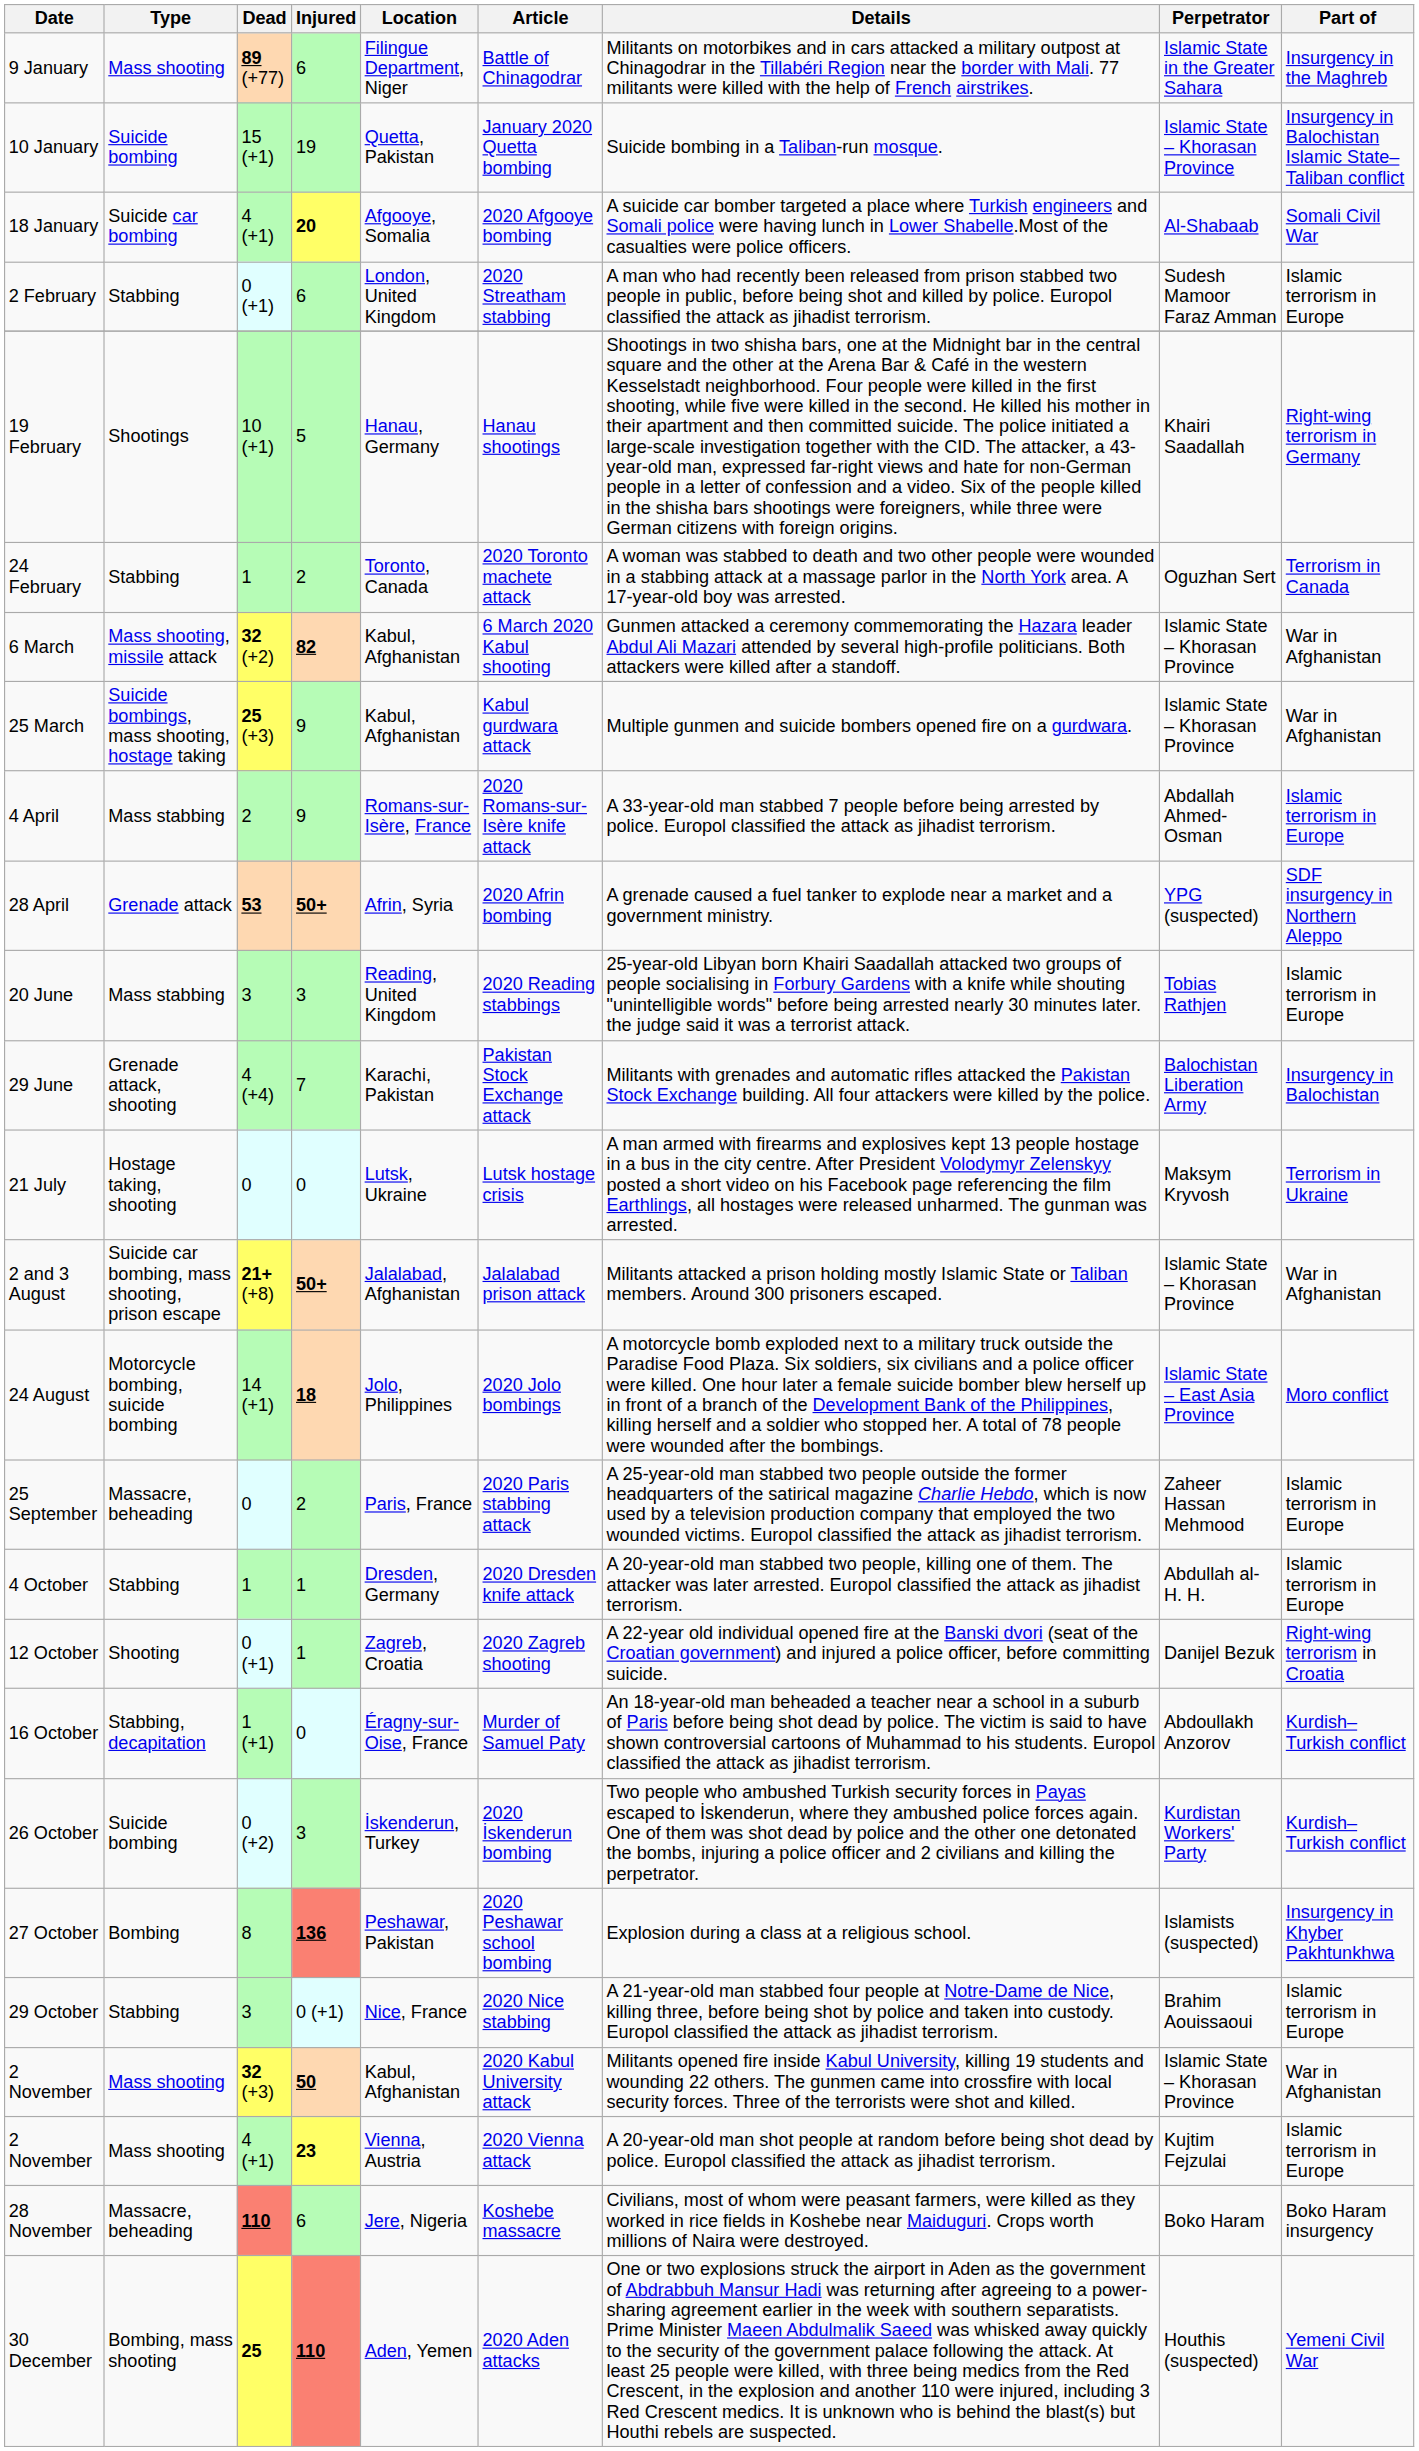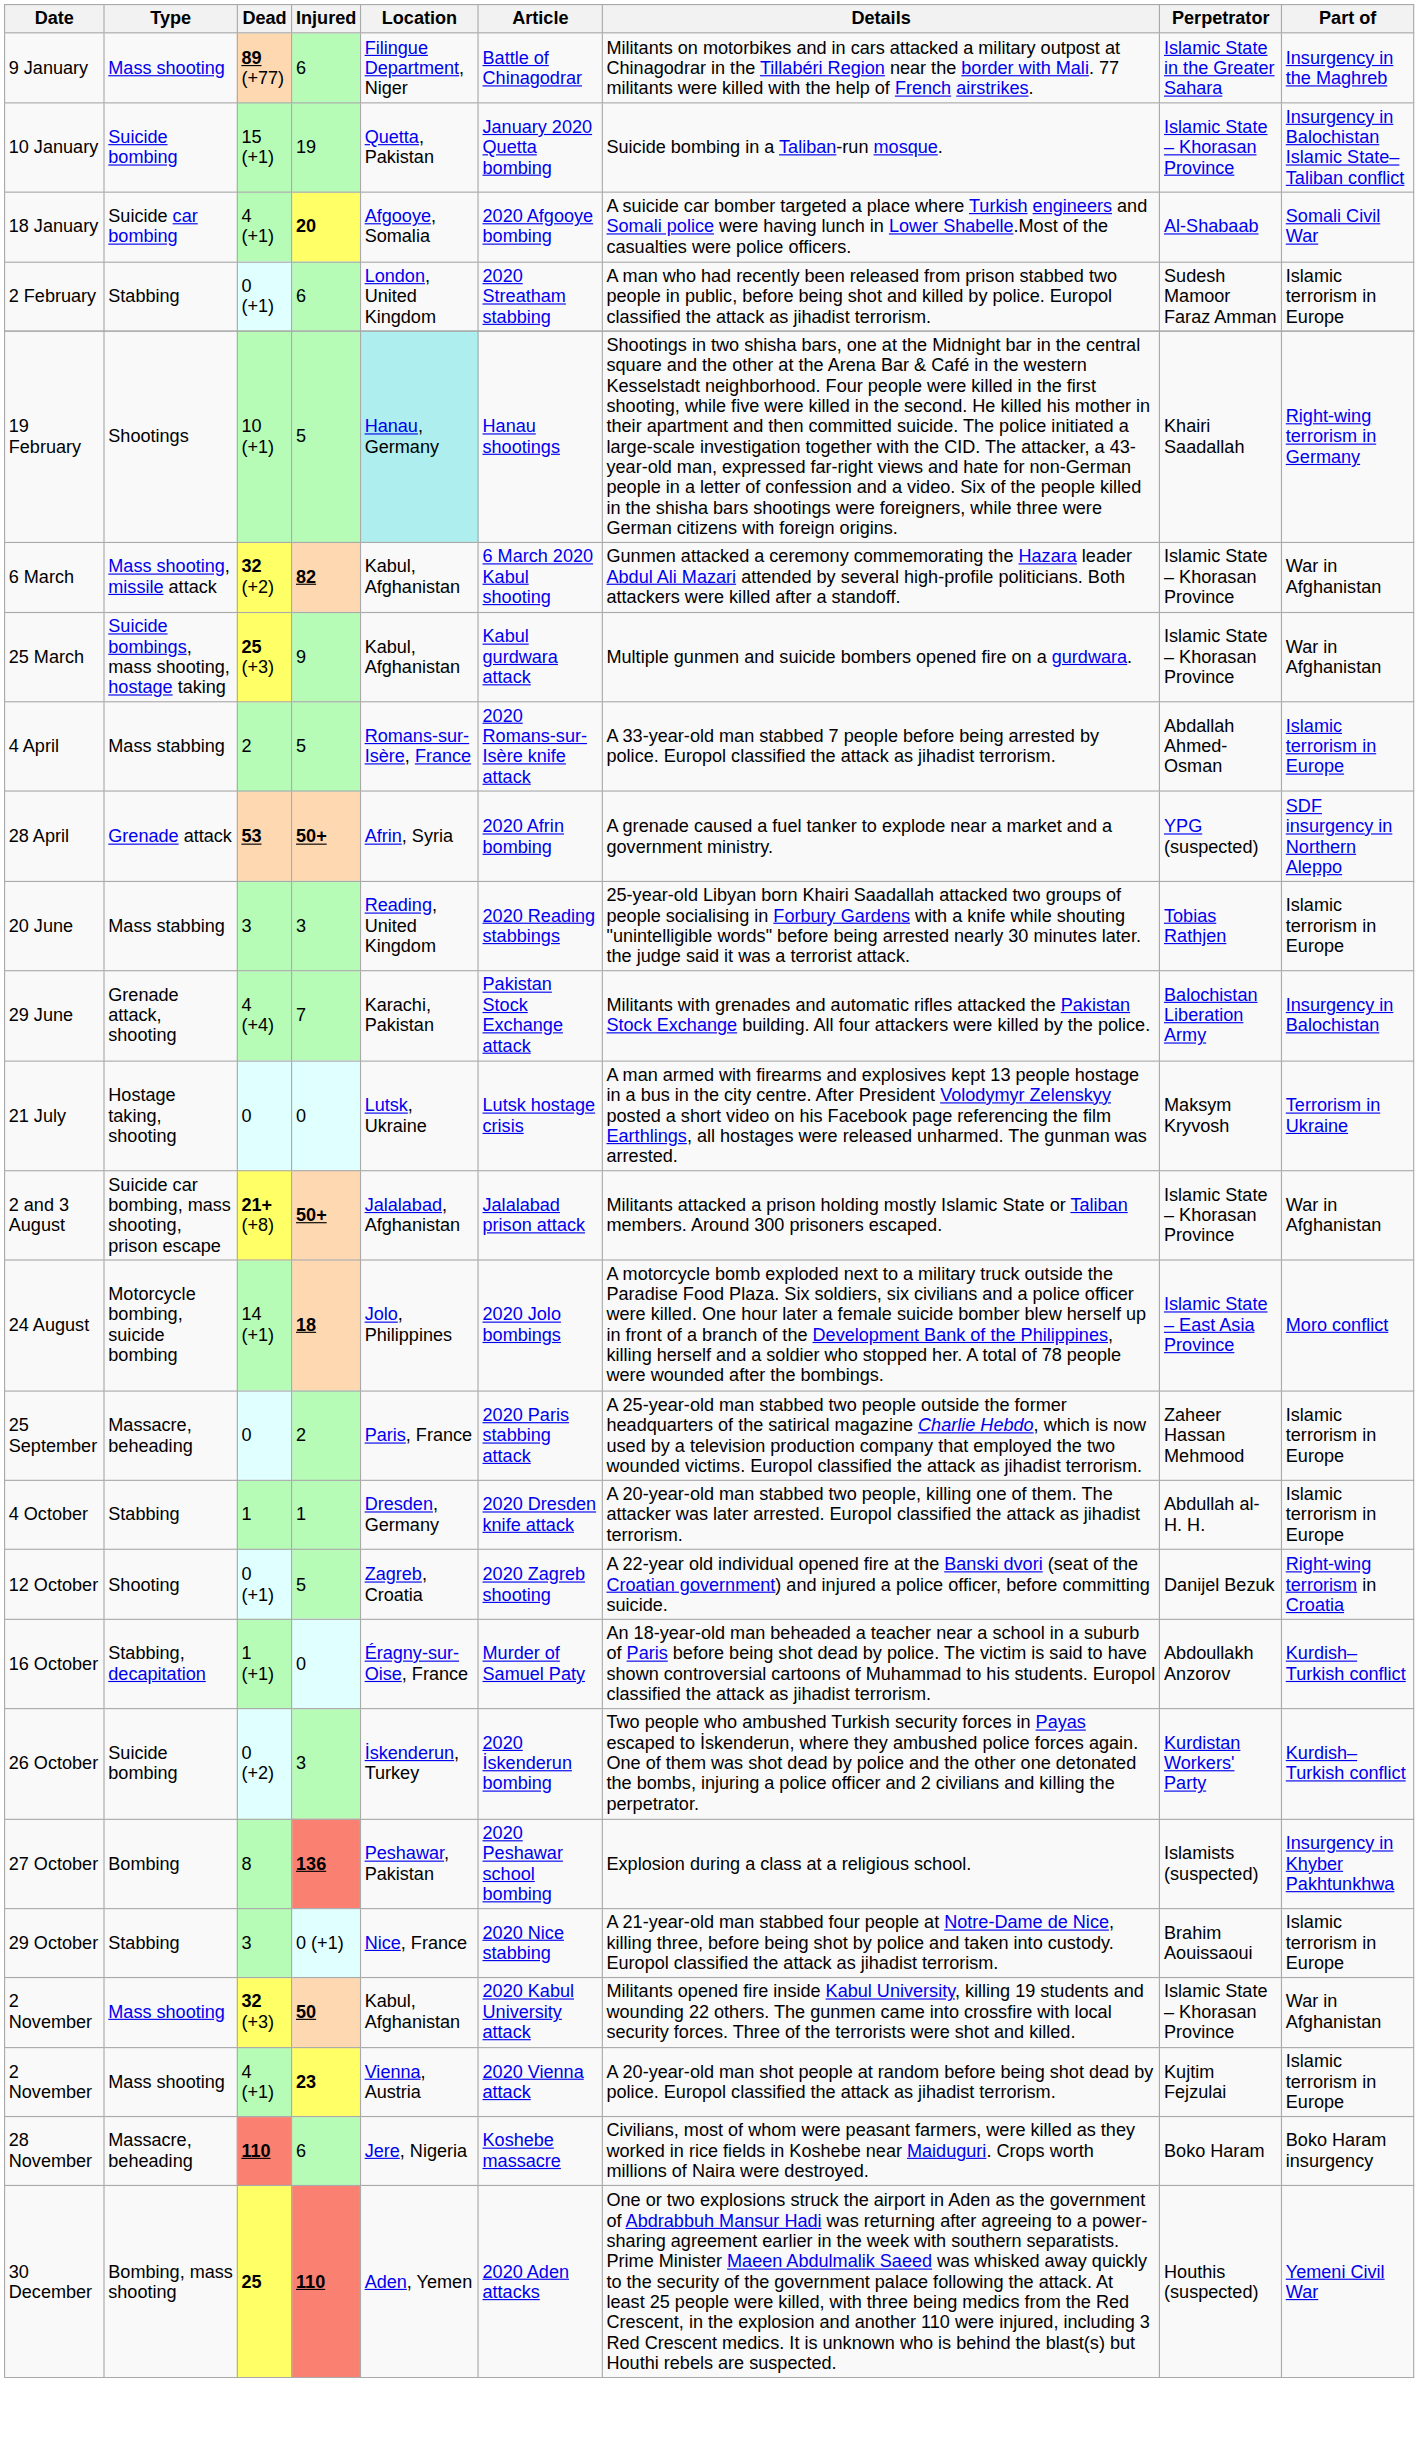(402, 436) no background -> (402, 436) paleturquoise background
- row: (45, 577)
(301, 815) 9 -> (301, 746) 5
(301, 1653) 1 -> (301, 1584) 5
